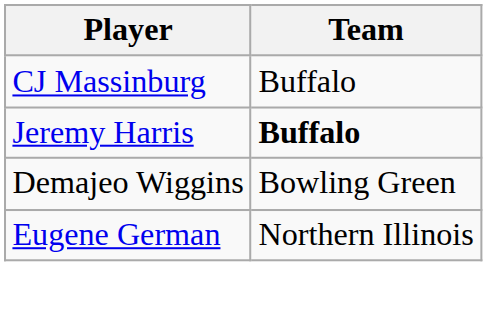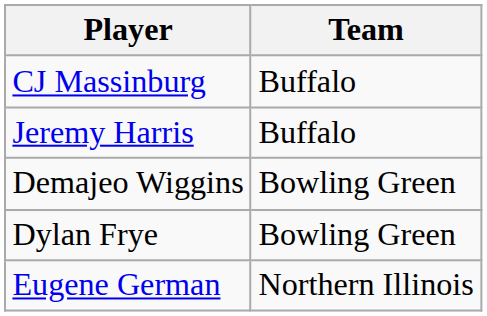(309, 132) bold -> (307, 132) normal
+ row: (85, 234)
